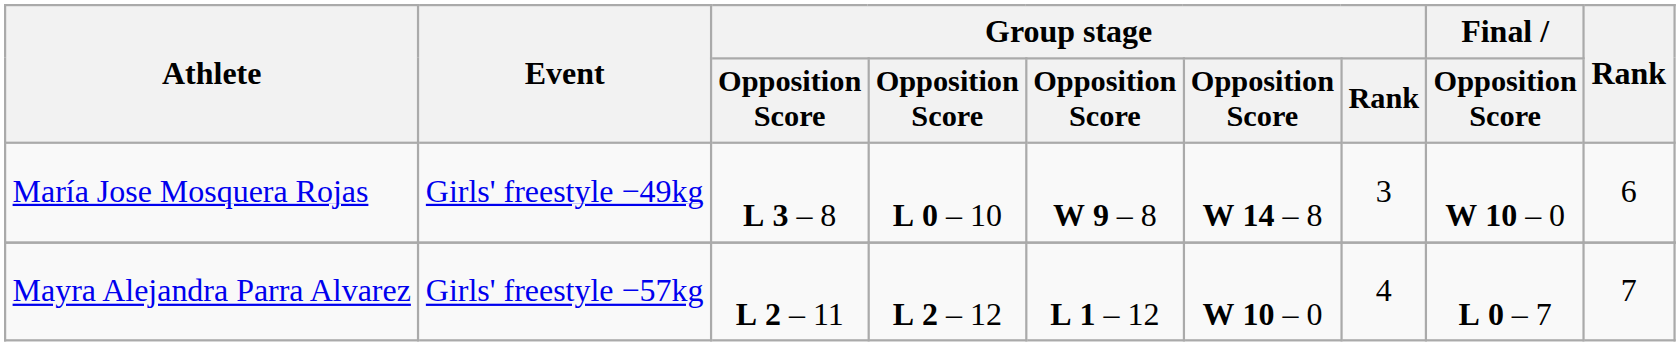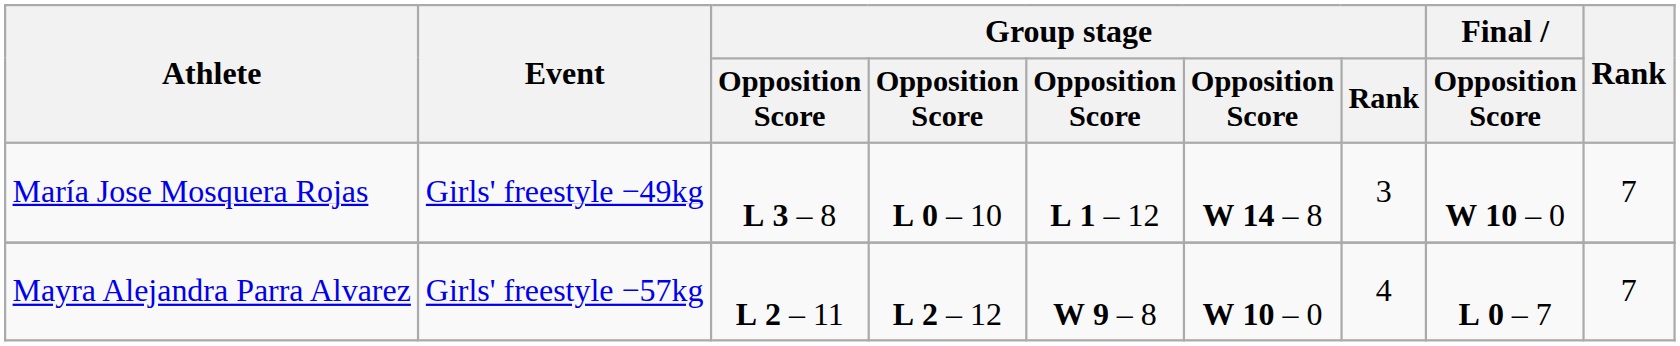(1105, 215) W 9 – 8 -> (1105, 215) L 1 – 12
(1629, 192) 6 -> (1629, 192) 7
(1105, 314) L 1 – 12 -> (1105, 314) W 9 – 8
